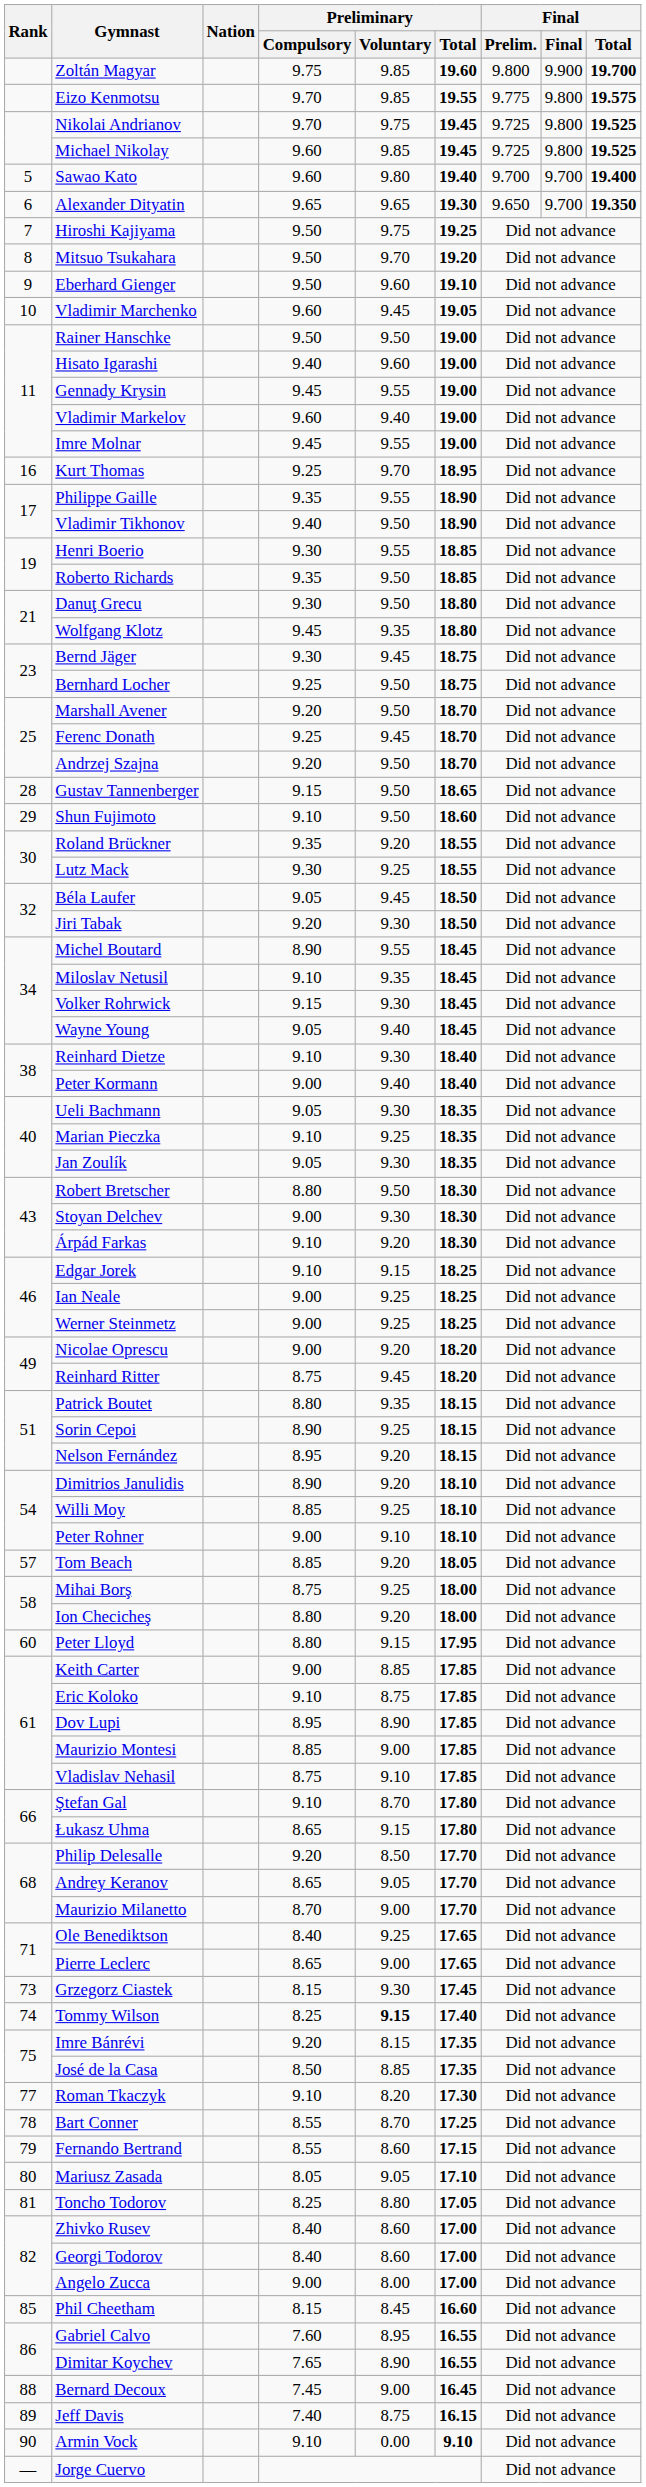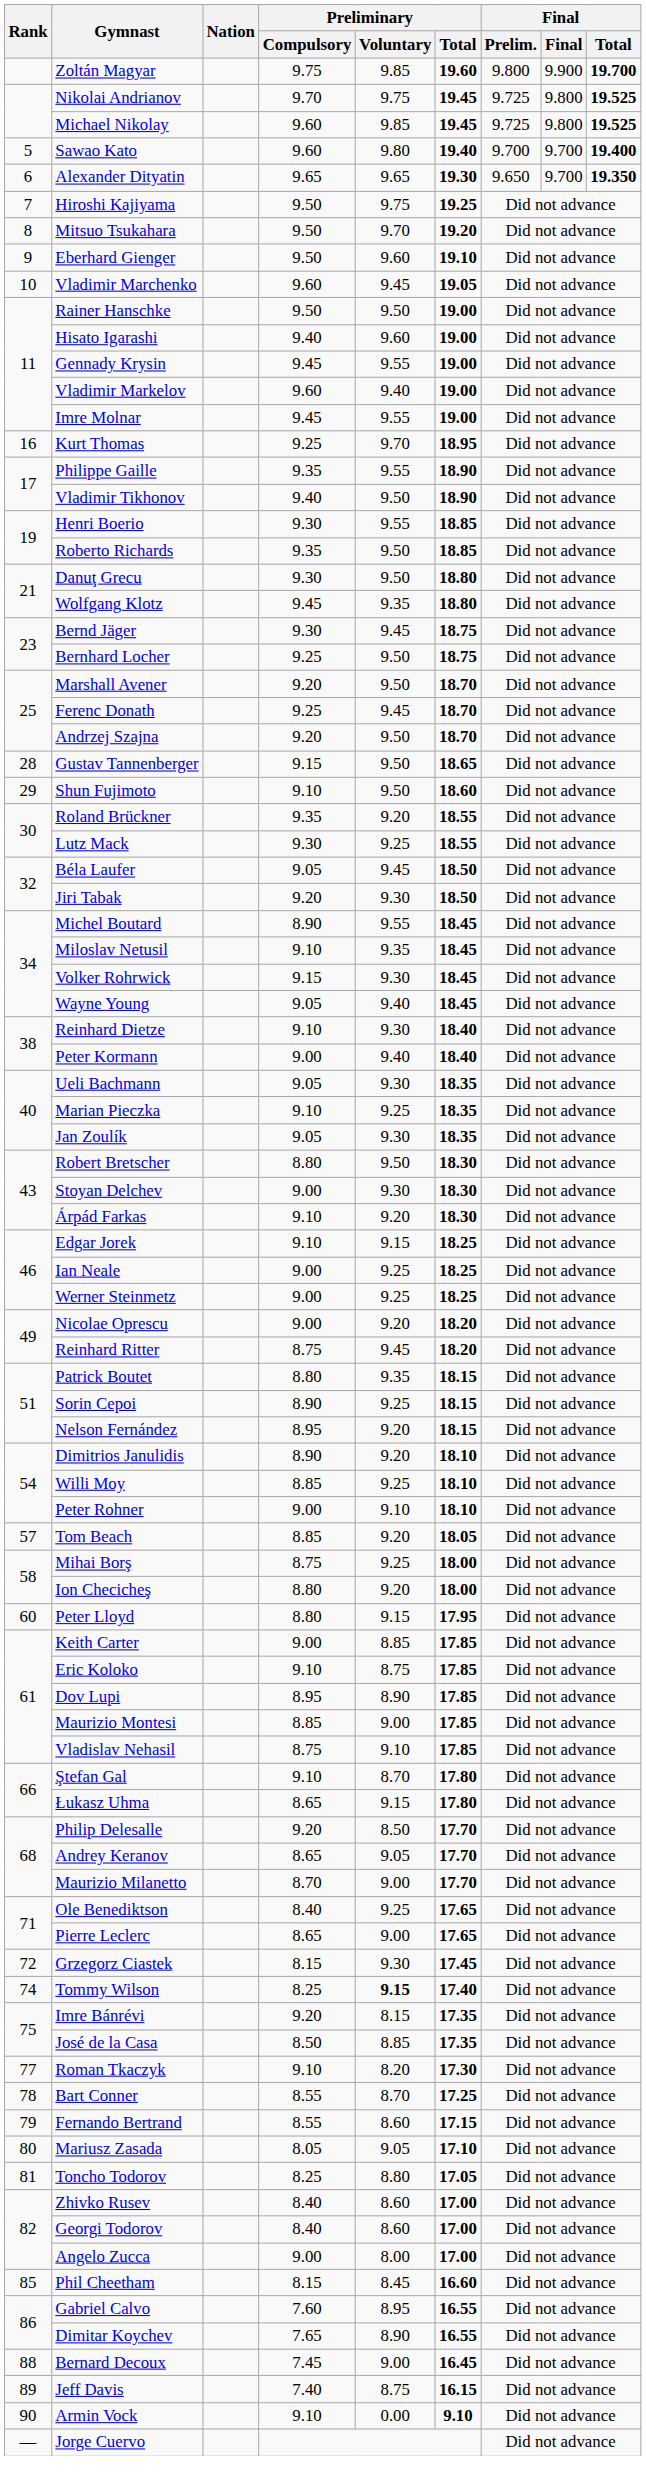- row: (107, 97)
(28, 1989) 73 -> (28, 1962) 72
